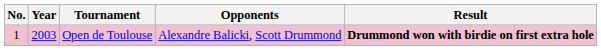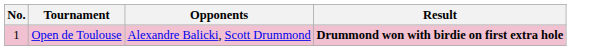- column: (44, 14)
